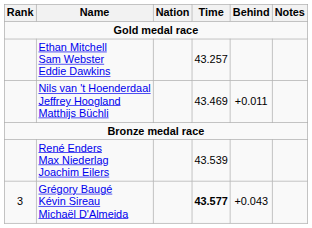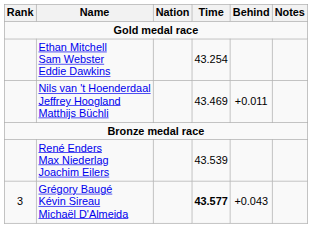(211, 59) 43.257 -> (211, 59) 43.254
